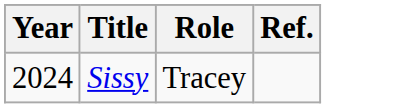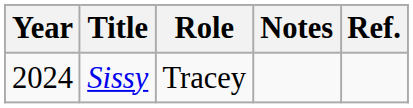+ column: (297, 28)
